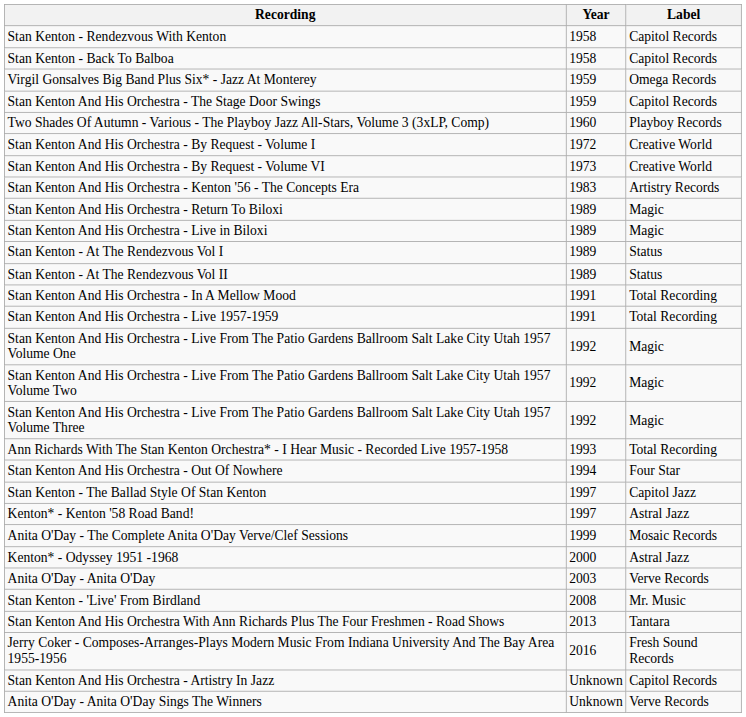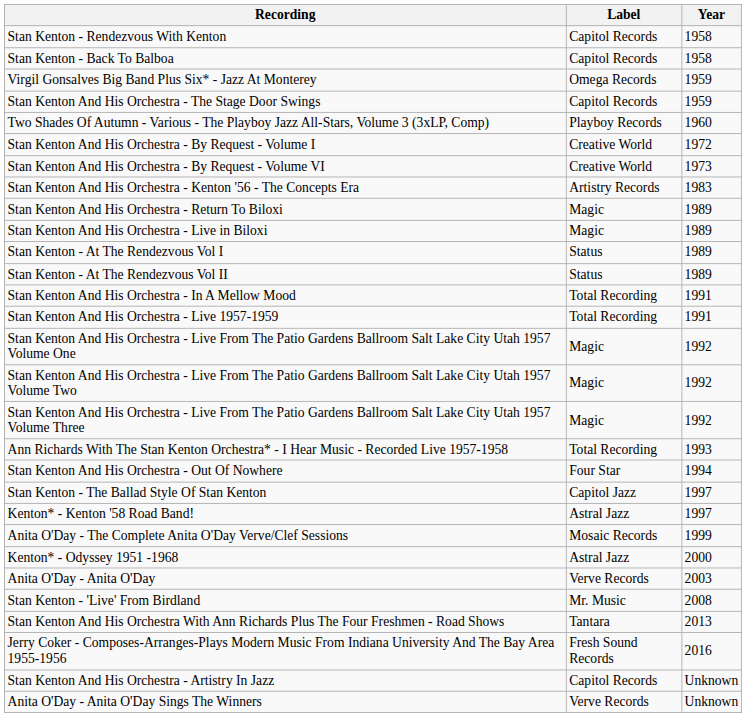columns swapped: (684, 15) <-> (596, 15)
